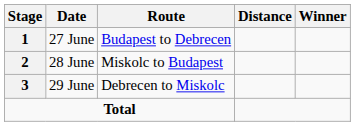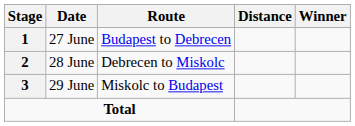(162, 62) Miskolc to Budapest -> (163, 62) Debrecen to Miskolc
(163, 86) Debrecen to Miskolc -> (162, 86) Miskolc to Budapest
